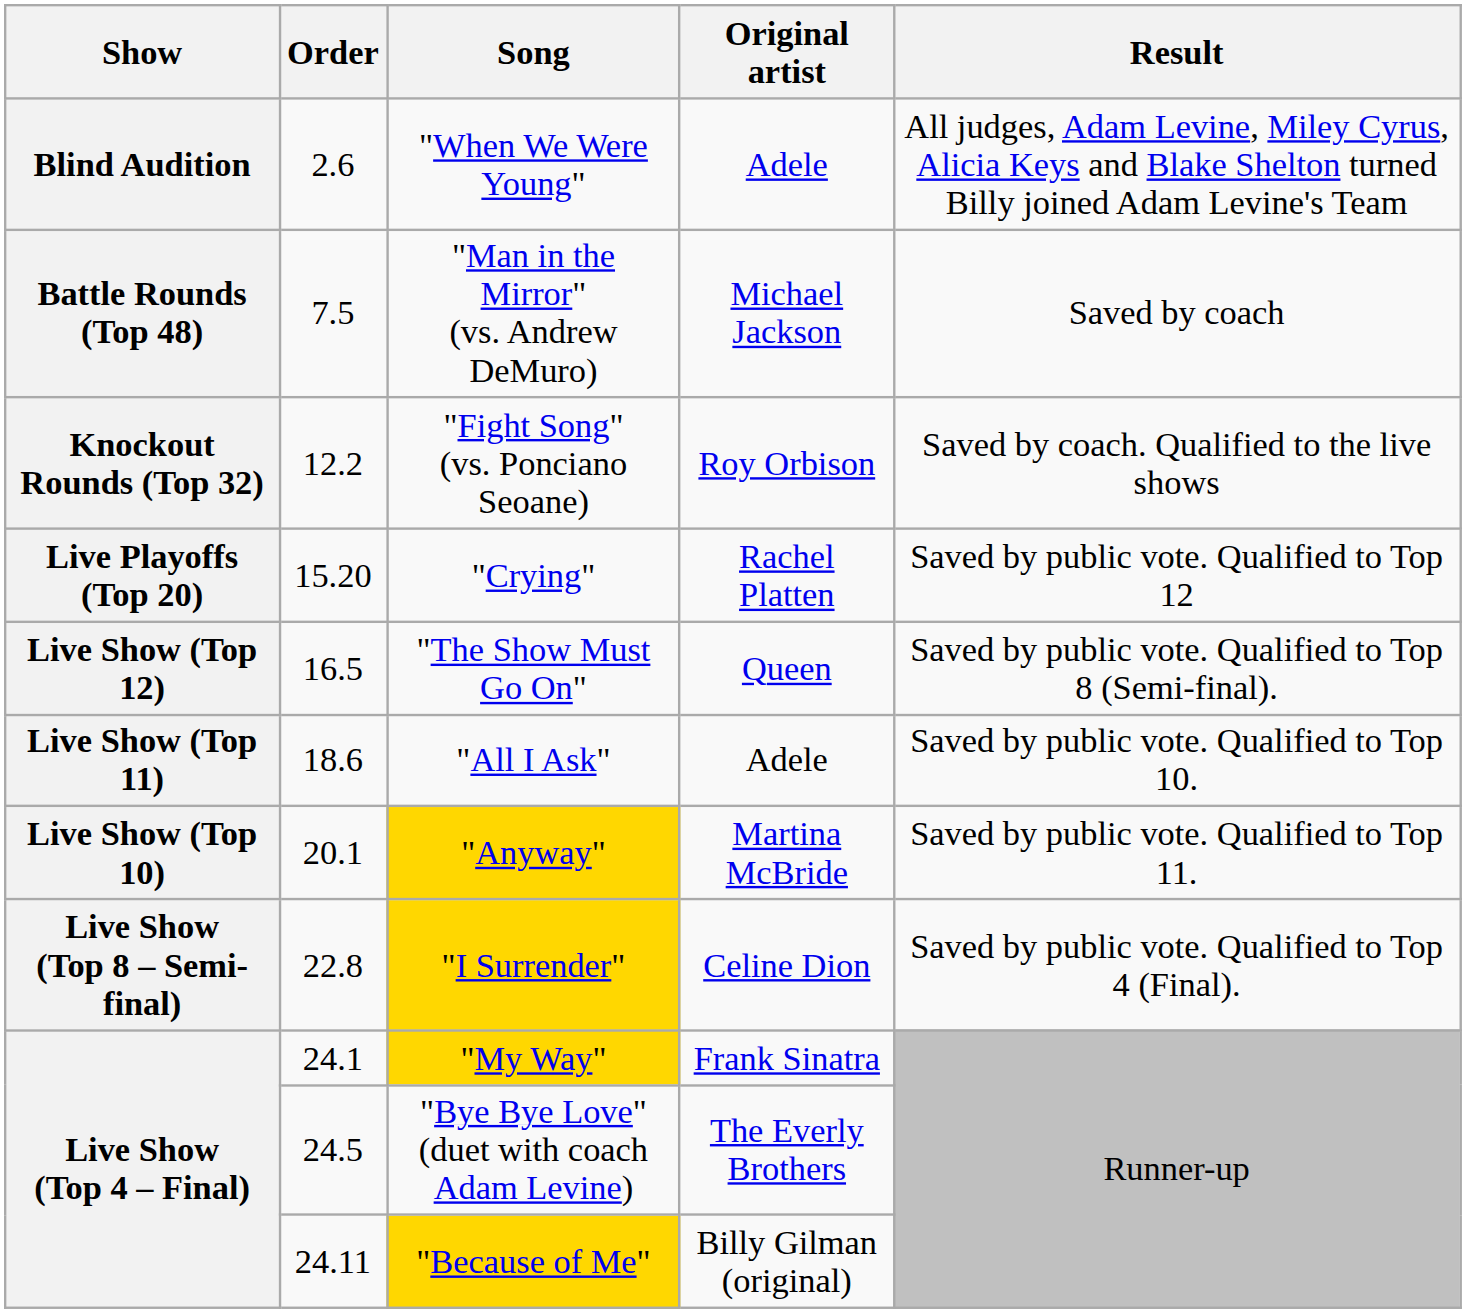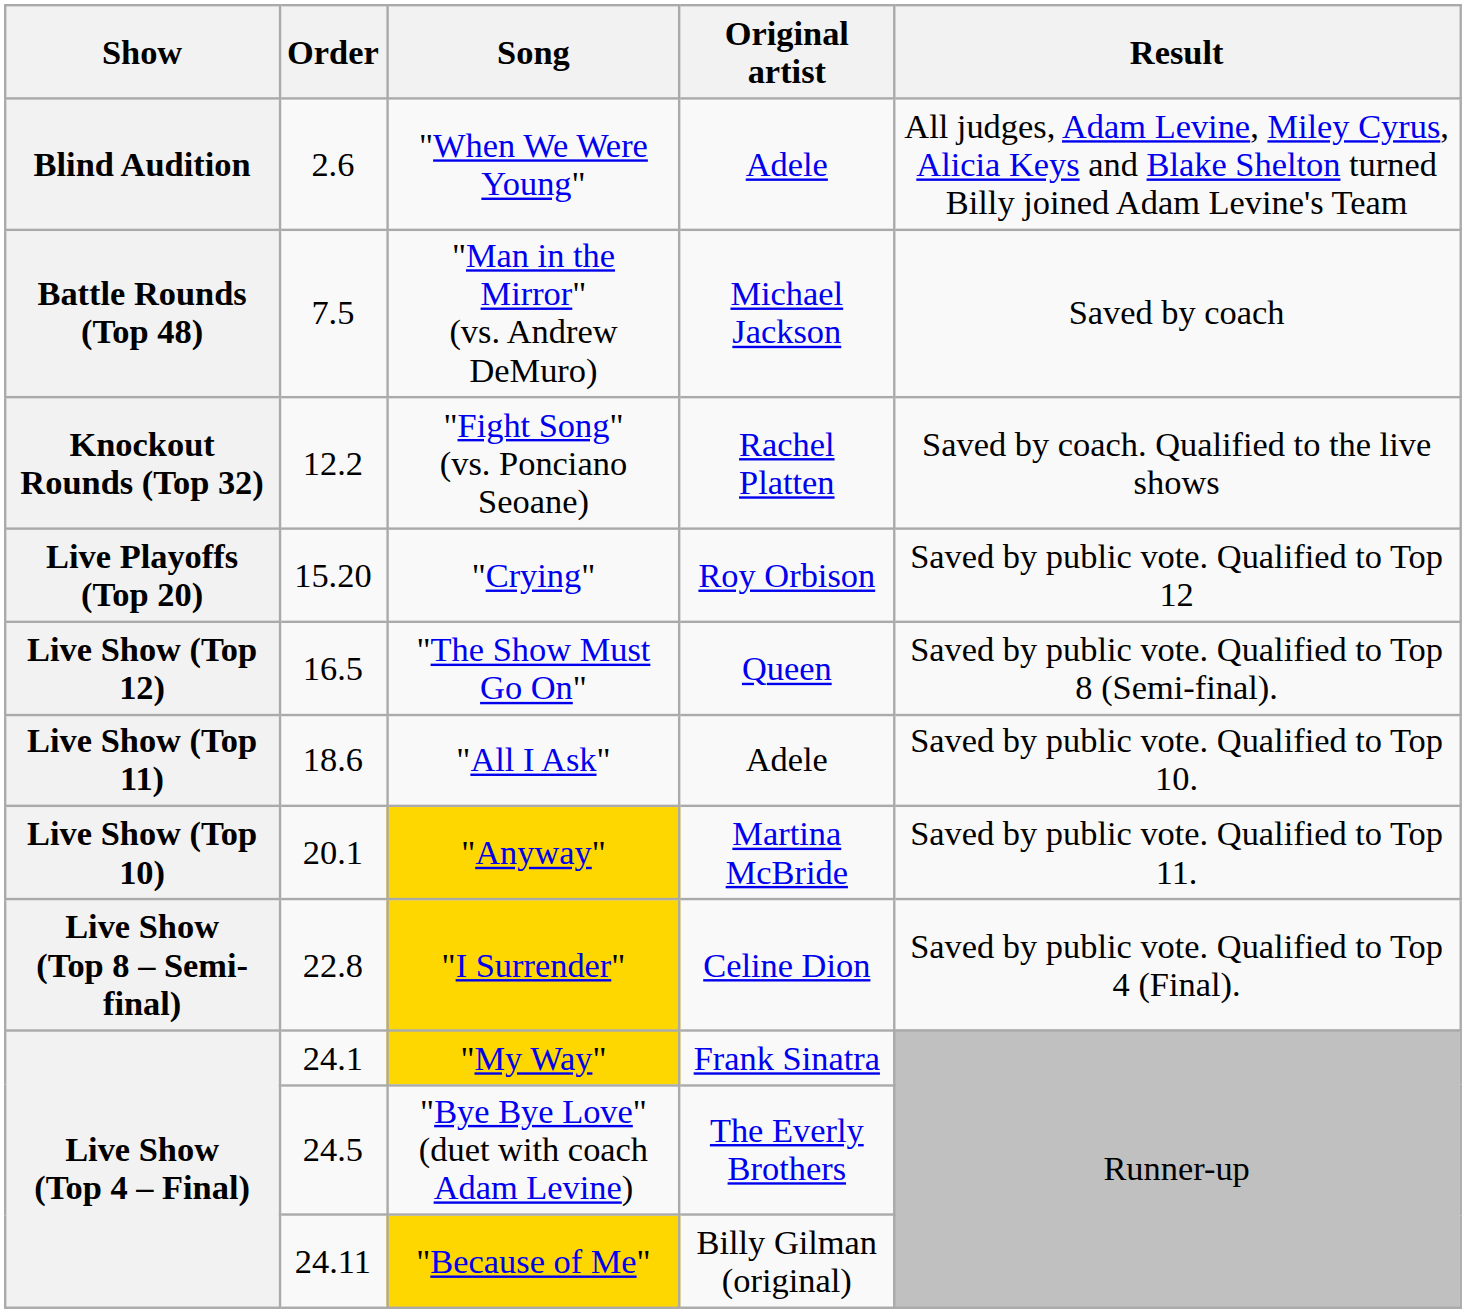(787, 464) Roy Orbison -> (787, 464) Rachel Platten
(787, 575) Rachel Platten -> (787, 575) Roy Orbison
